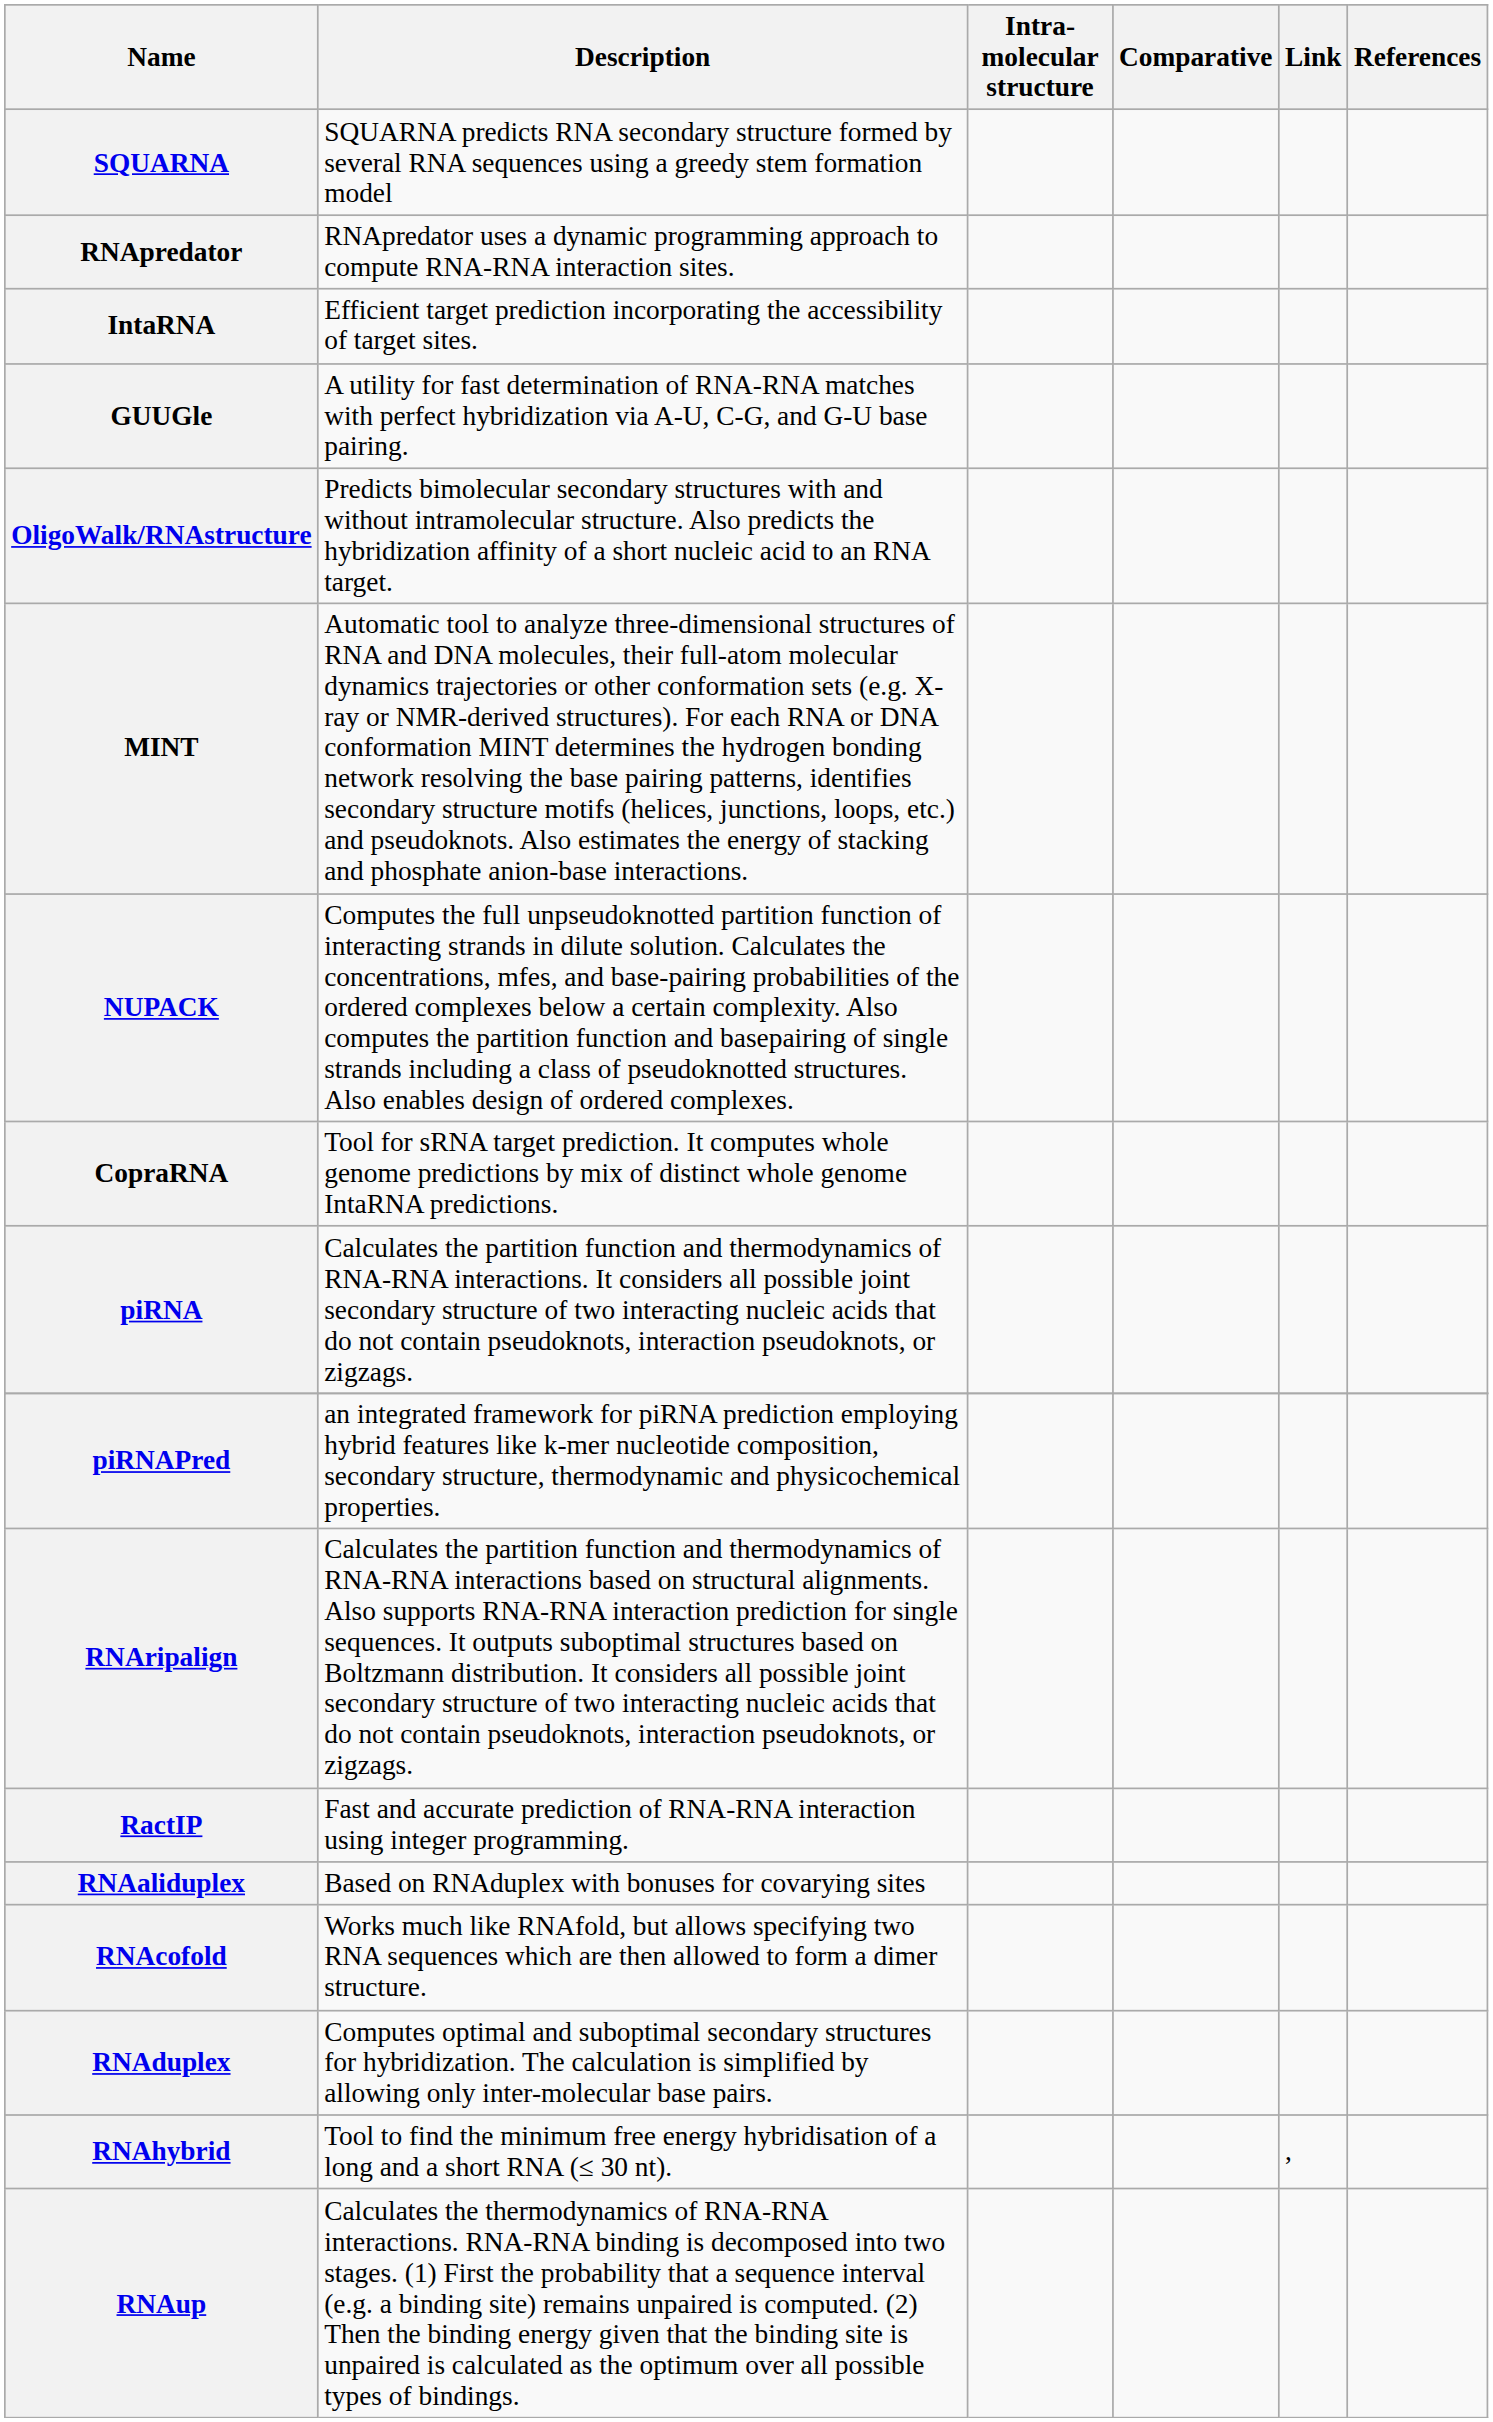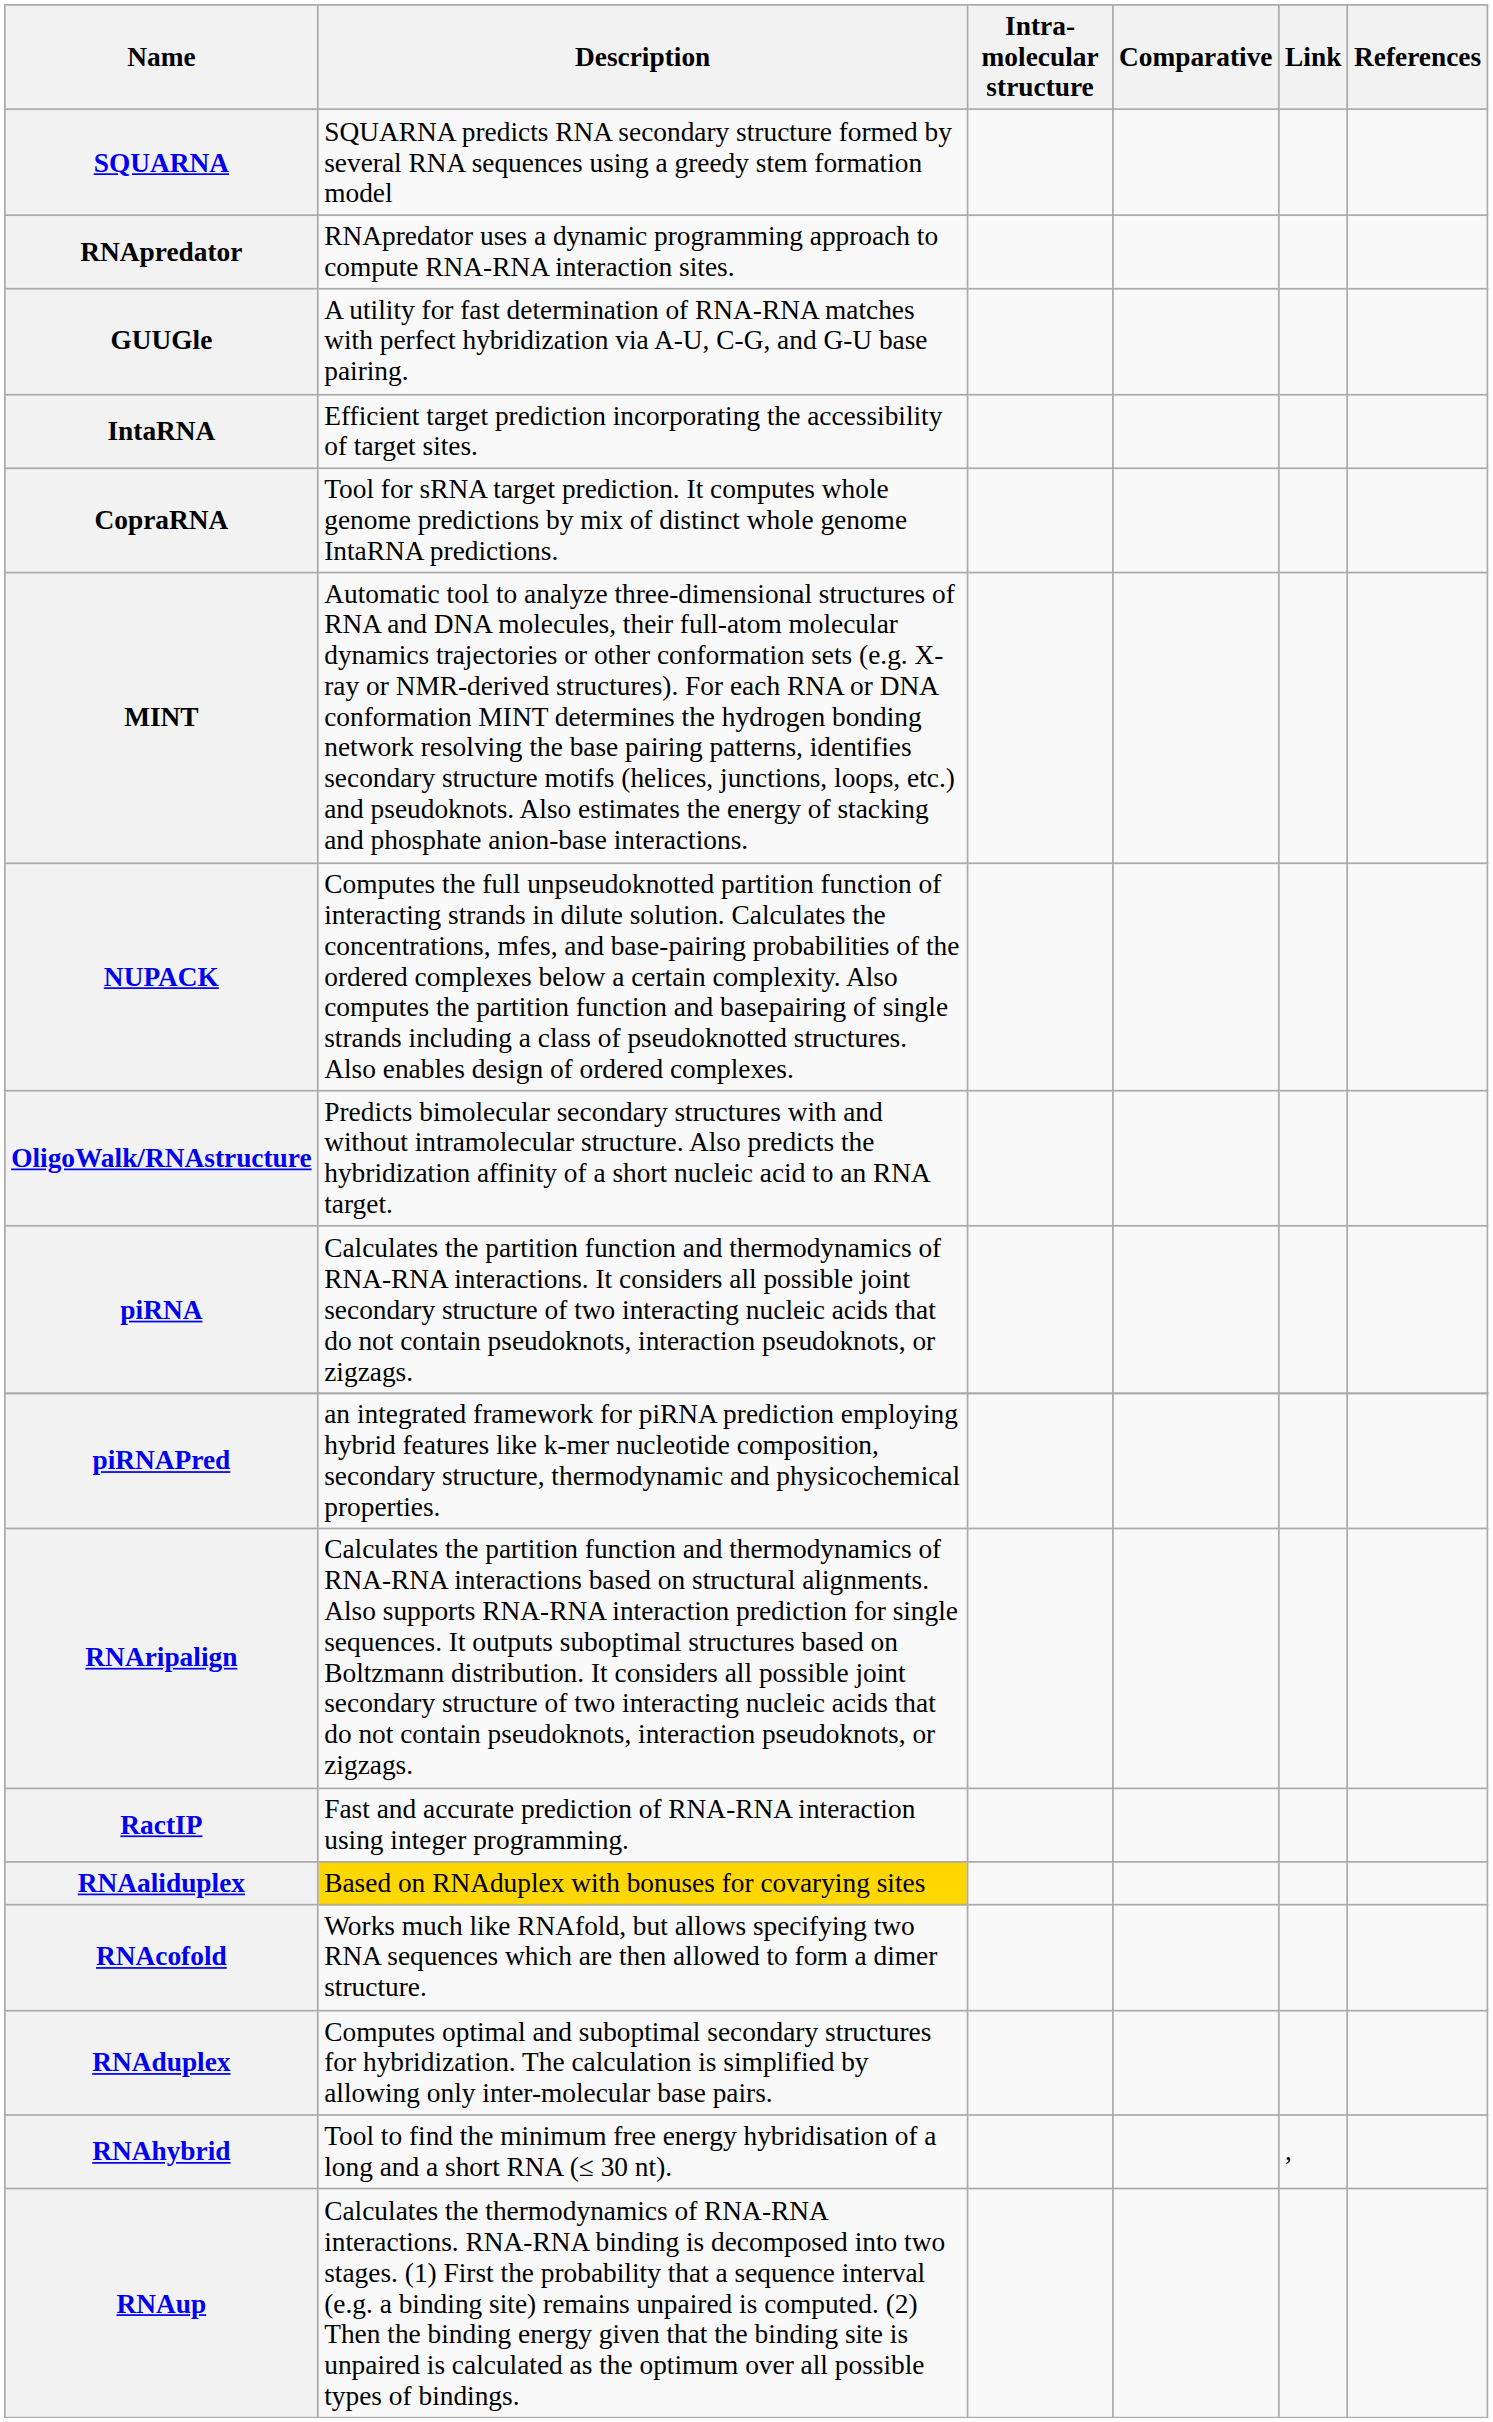rows swapped: (161, 415) <-> (161, 325)
rows swapped: (161, 1173) <-> (161, 535)
(625, 1883) no background -> (625, 1883) gold background
